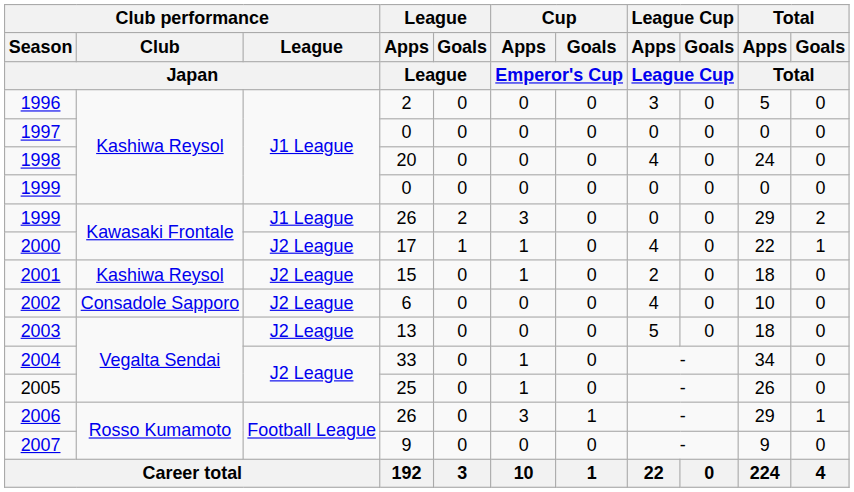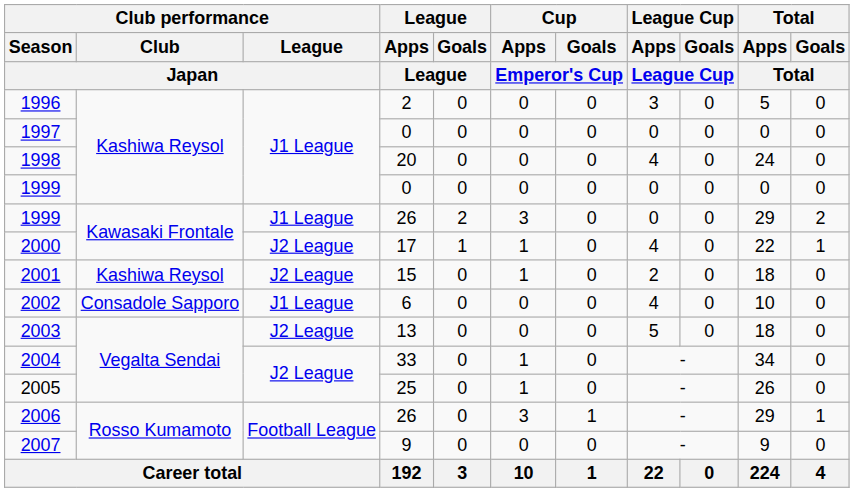(312, 302) J2 League -> (312, 302) J1 League
